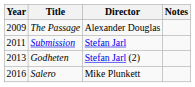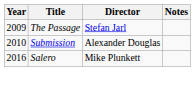(122, 27) Alexander Douglas -> (105, 27) Stefan Jarl
(16, 43) 2011 -> (16, 43) 2010
(105, 43) Stefan Jarl -> (122, 43) Alexander Douglas
- row: (50, 58)
